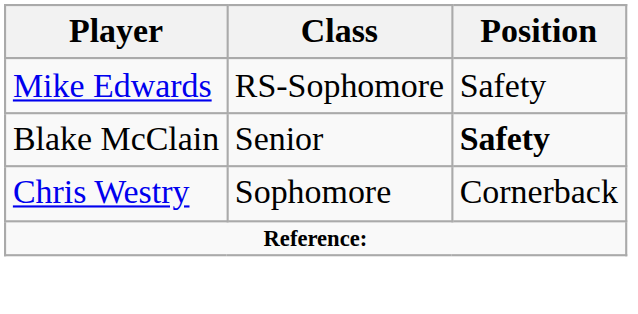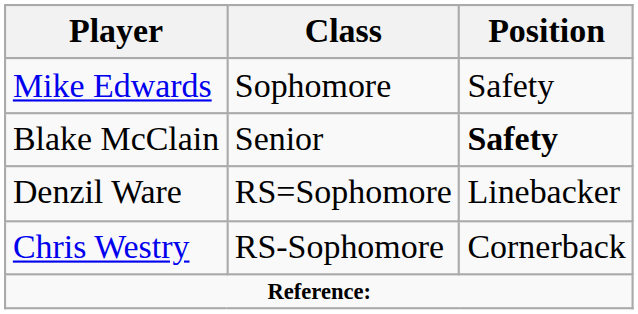(339, 85) RS-Sophomore -> (313, 85) Sophomore
+ row: (97, 192)
(313, 192) Sophomore -> (339, 246) RS-Sophomore
